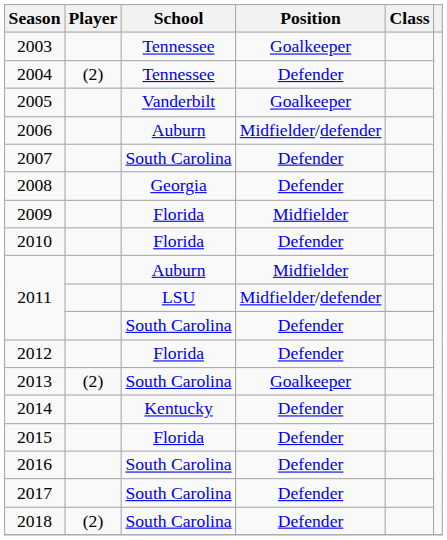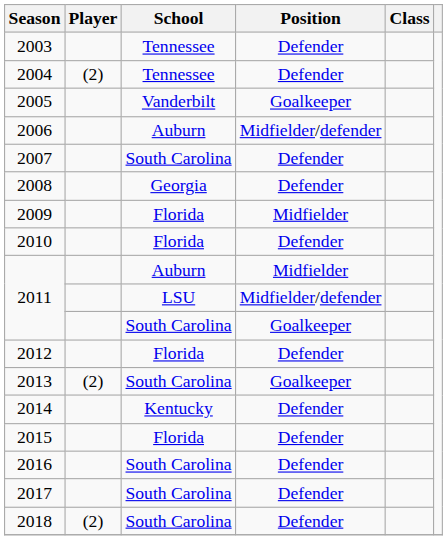(311, 46) Goalkeeper -> (311, 46) Defender
(311, 325) Defender -> (311, 325) Goalkeeper
